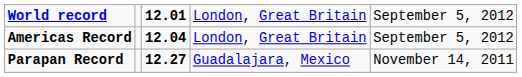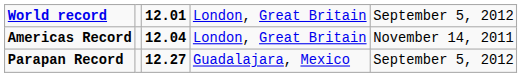(443, 38) September 5, 2012 -> (443, 38) November 14, 2011
(443, 61) November 14, 2011 -> (443, 61) September 5, 2012
